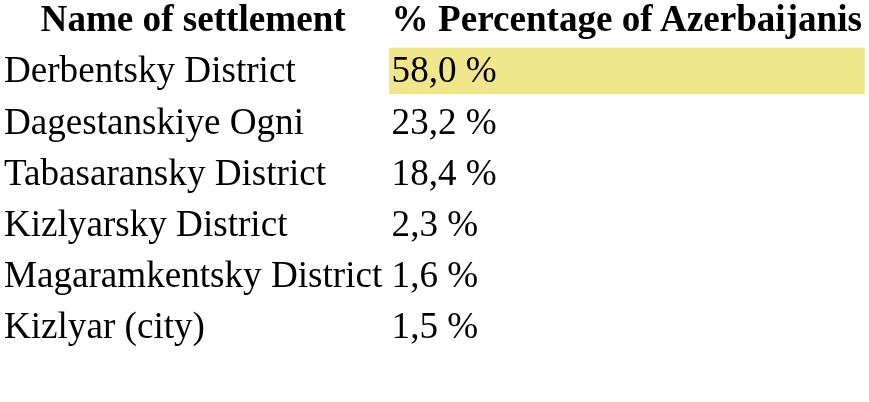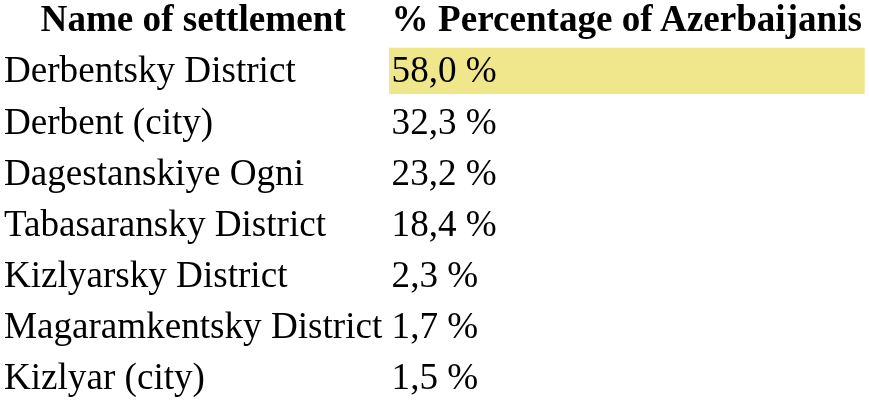+ row: (109, 121)
(435, 274) 1,6 % -> (435, 325) 1,7 %
